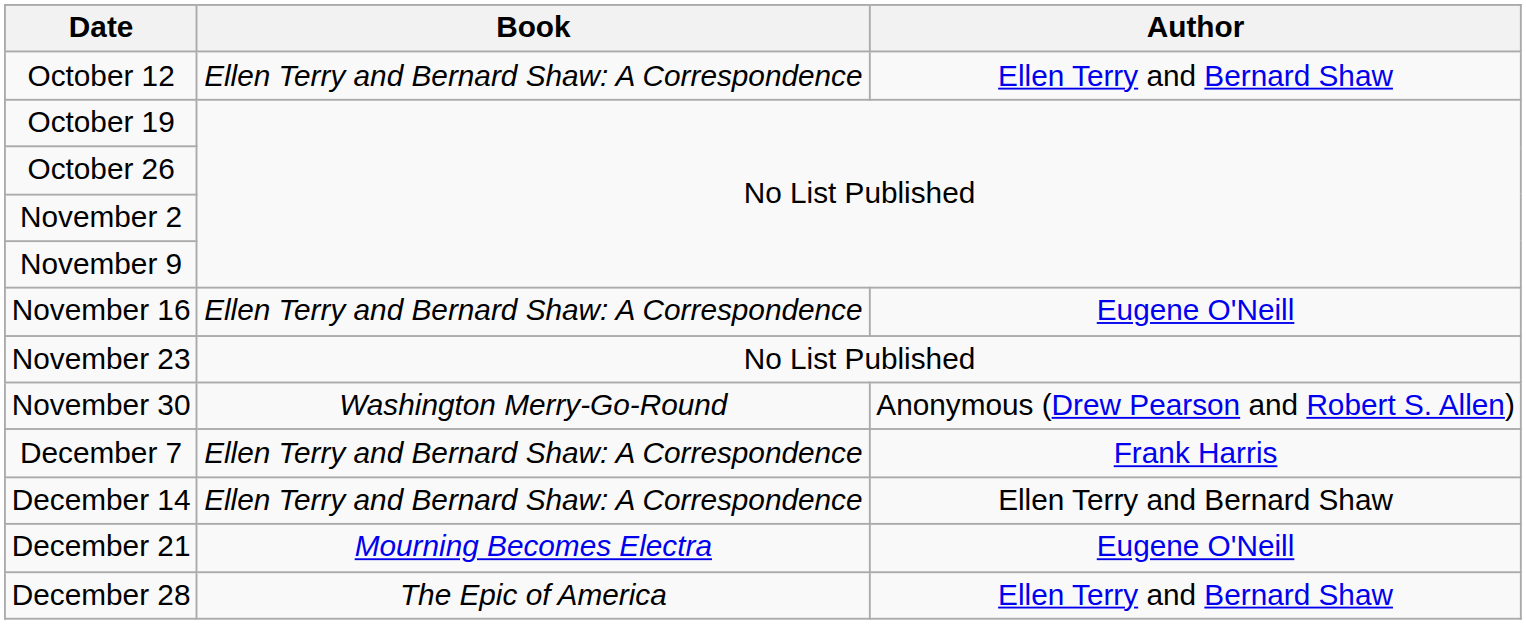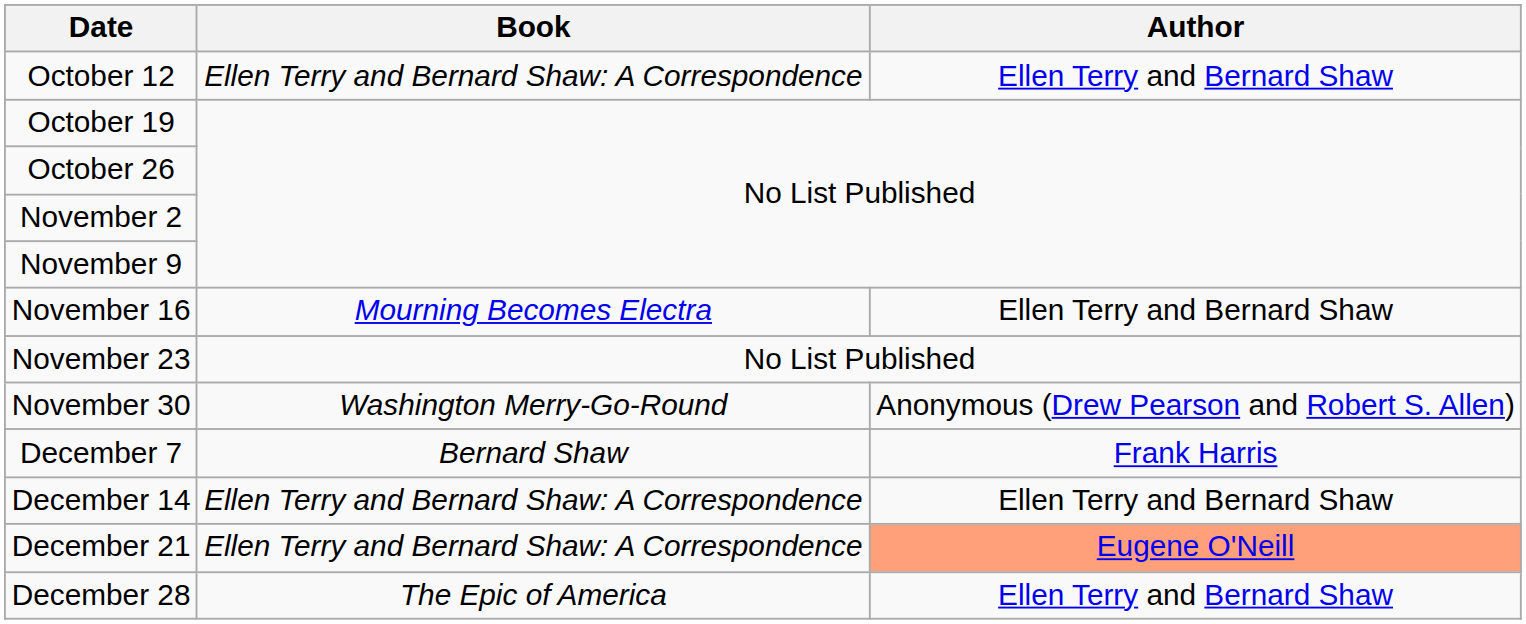(533, 311) Ellen Terry and Bernard Shaw: A Correspondence -> (533, 311) Mourning Becomes Electra
(1196, 311) Eugene O'Neill -> (1196, 311) Ellen Terry and Bernard Shaw
(533, 452) Ellen Terry and Bernard Shaw: A Correspondence -> (533, 452) Bernard Shaw
(533, 547) Mourning Becomes Electra -> (533, 547) Ellen Terry and Bernard Shaw: A Correspondence
(1196, 547) no background -> (1196, 547) lightsalmon background
